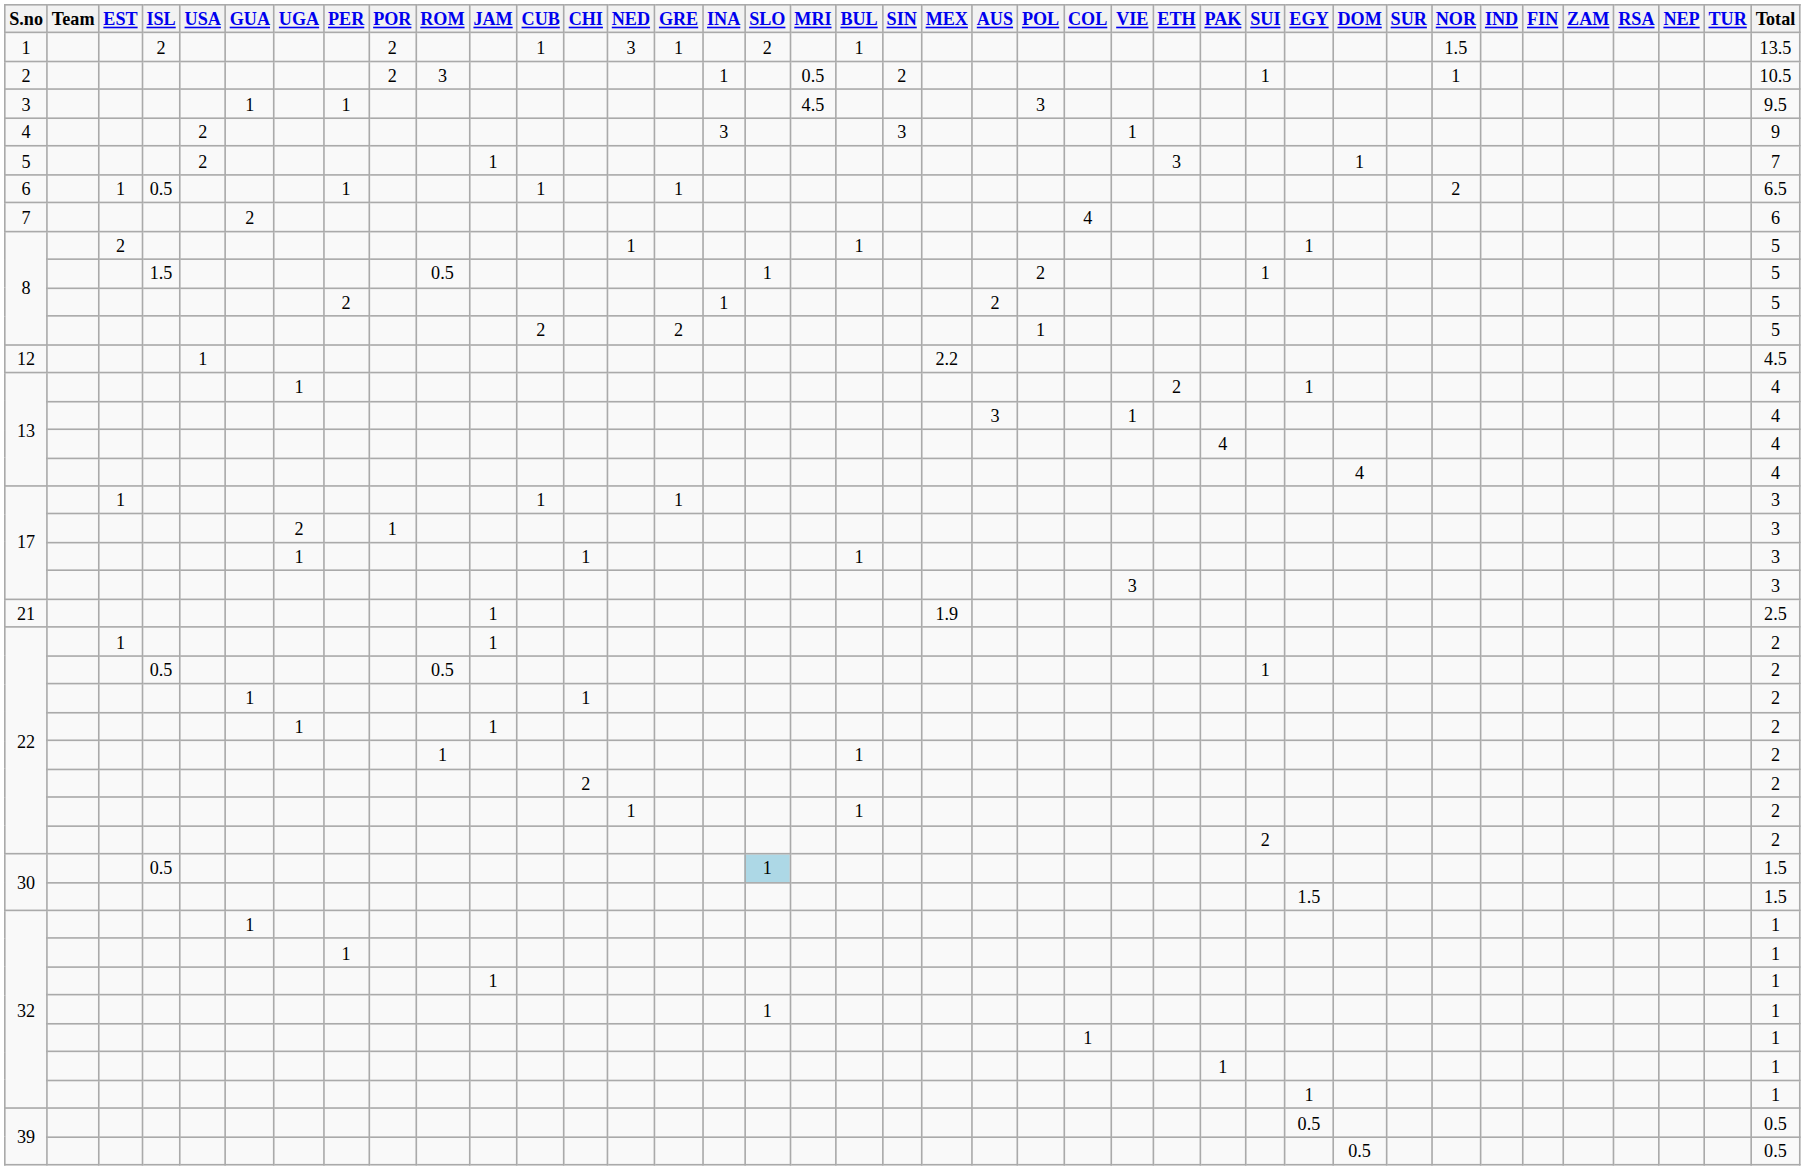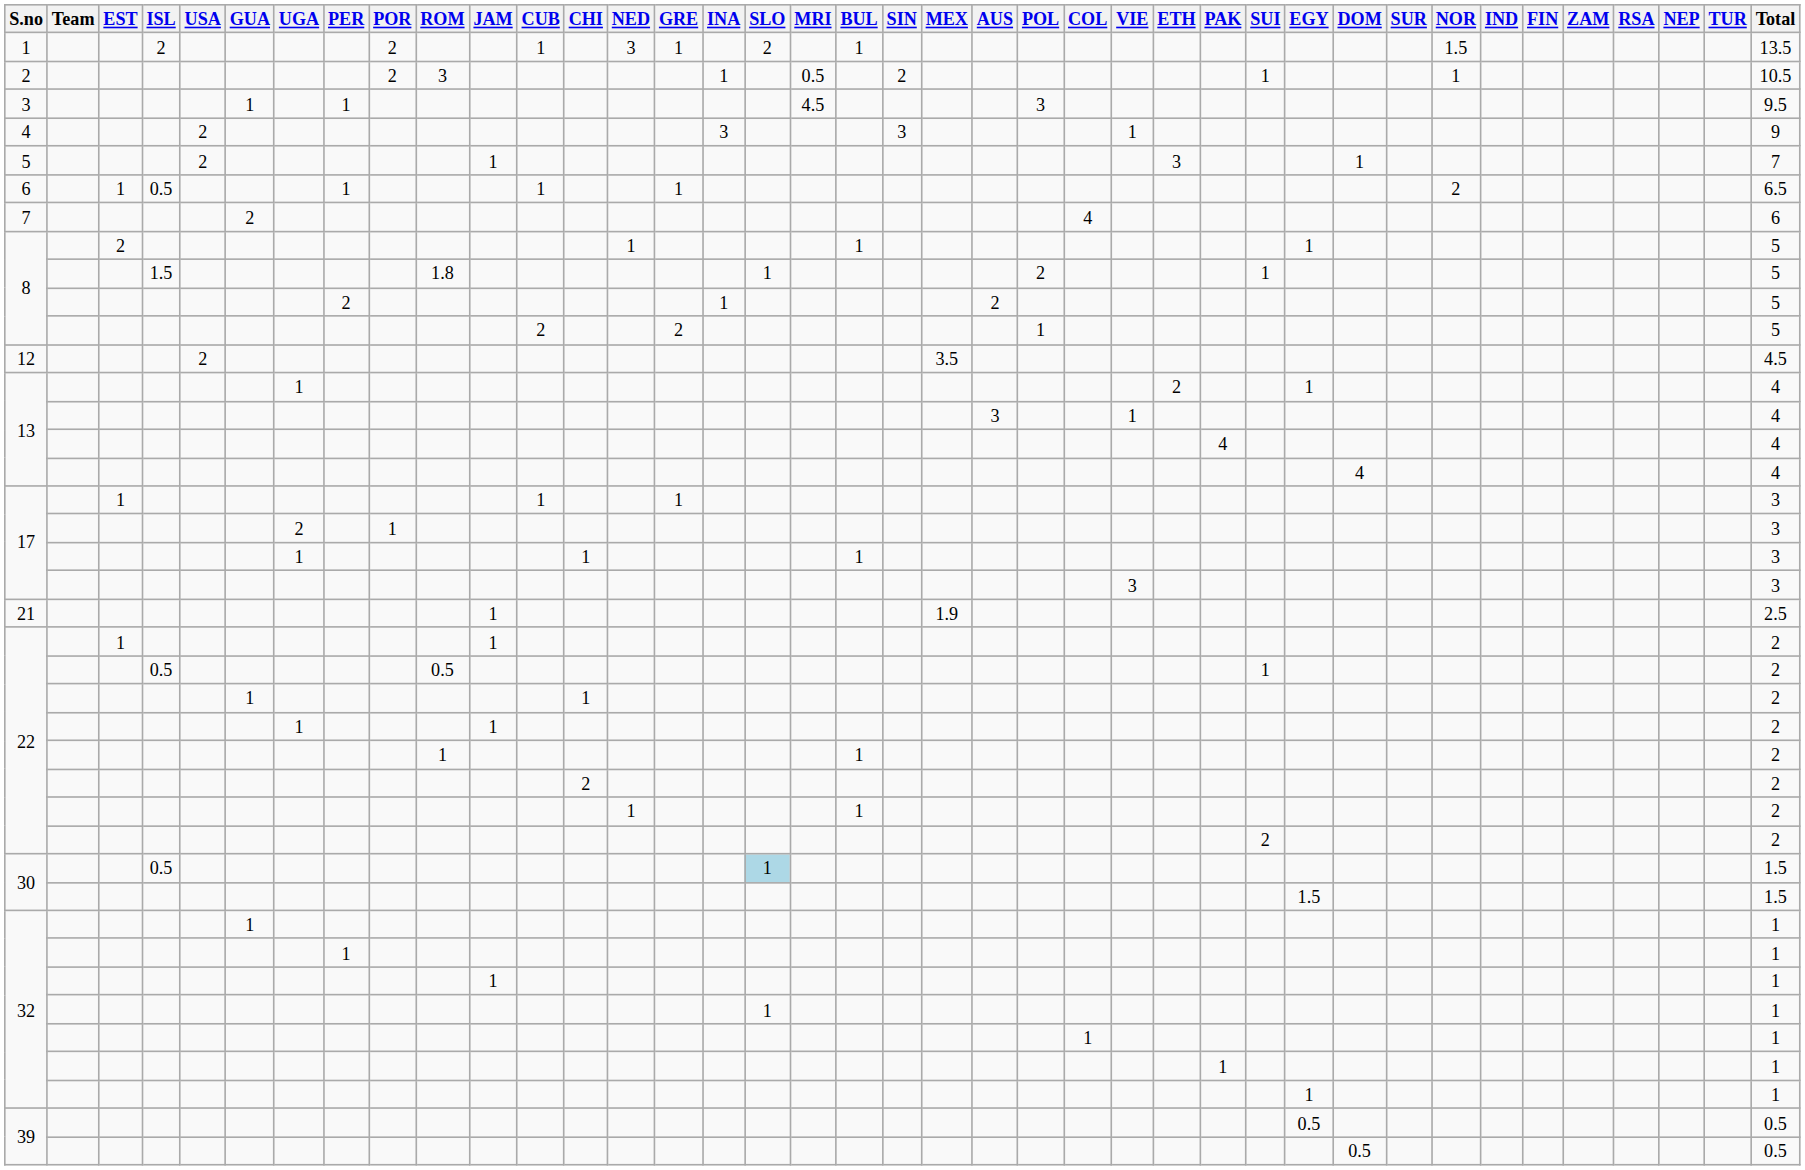(442, 274) 0.5 -> (442, 274) 1.8
(203, 359) 1 -> (203, 359) 2
(947, 359) 2.2 -> (947, 359) 3.5
